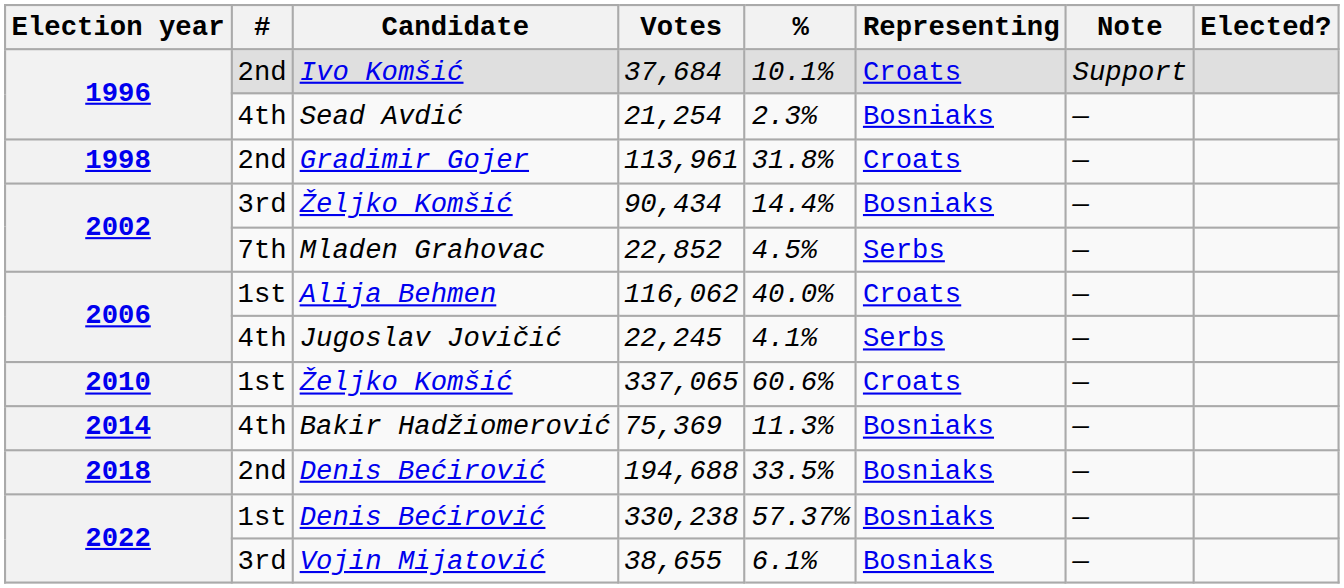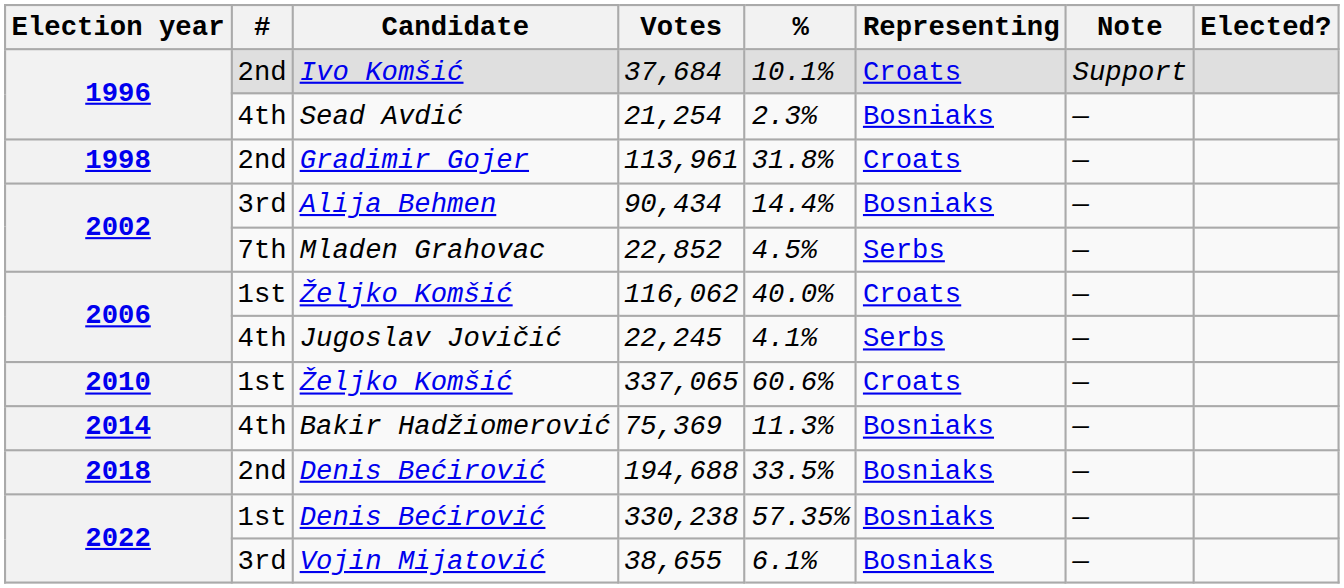(406, 205) Željko Komšić -> (398, 205) Alija Behmen
(398, 294) Alija Behmen -> (406, 294) Željko Komšić
(801, 517) 57.37% -> (801, 517) 57.35%
